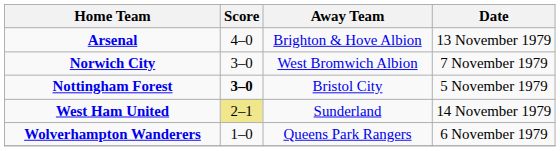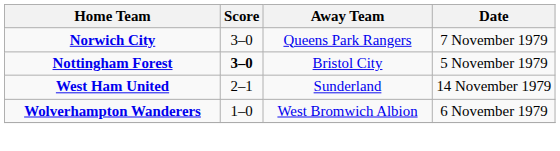- row: (113, 39)
(347, 63) West Bromwich Albion -> (348, 39) Queens Park Rangers
(242, 110) khaki background -> (242, 87) no background
(348, 134) Queens Park Rangers -> (347, 110) West Bromwich Albion
